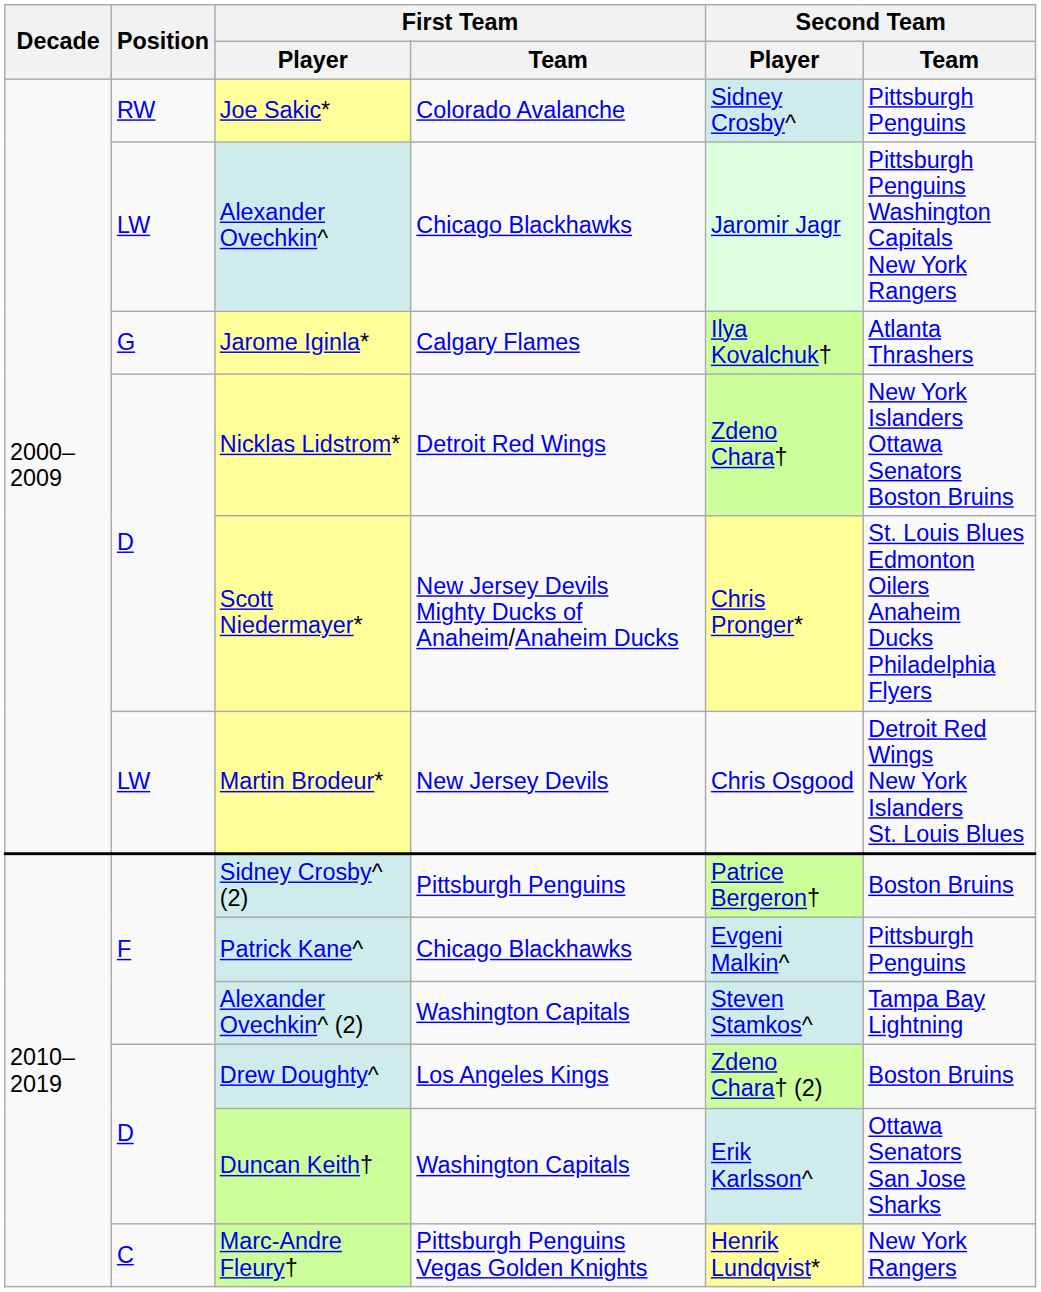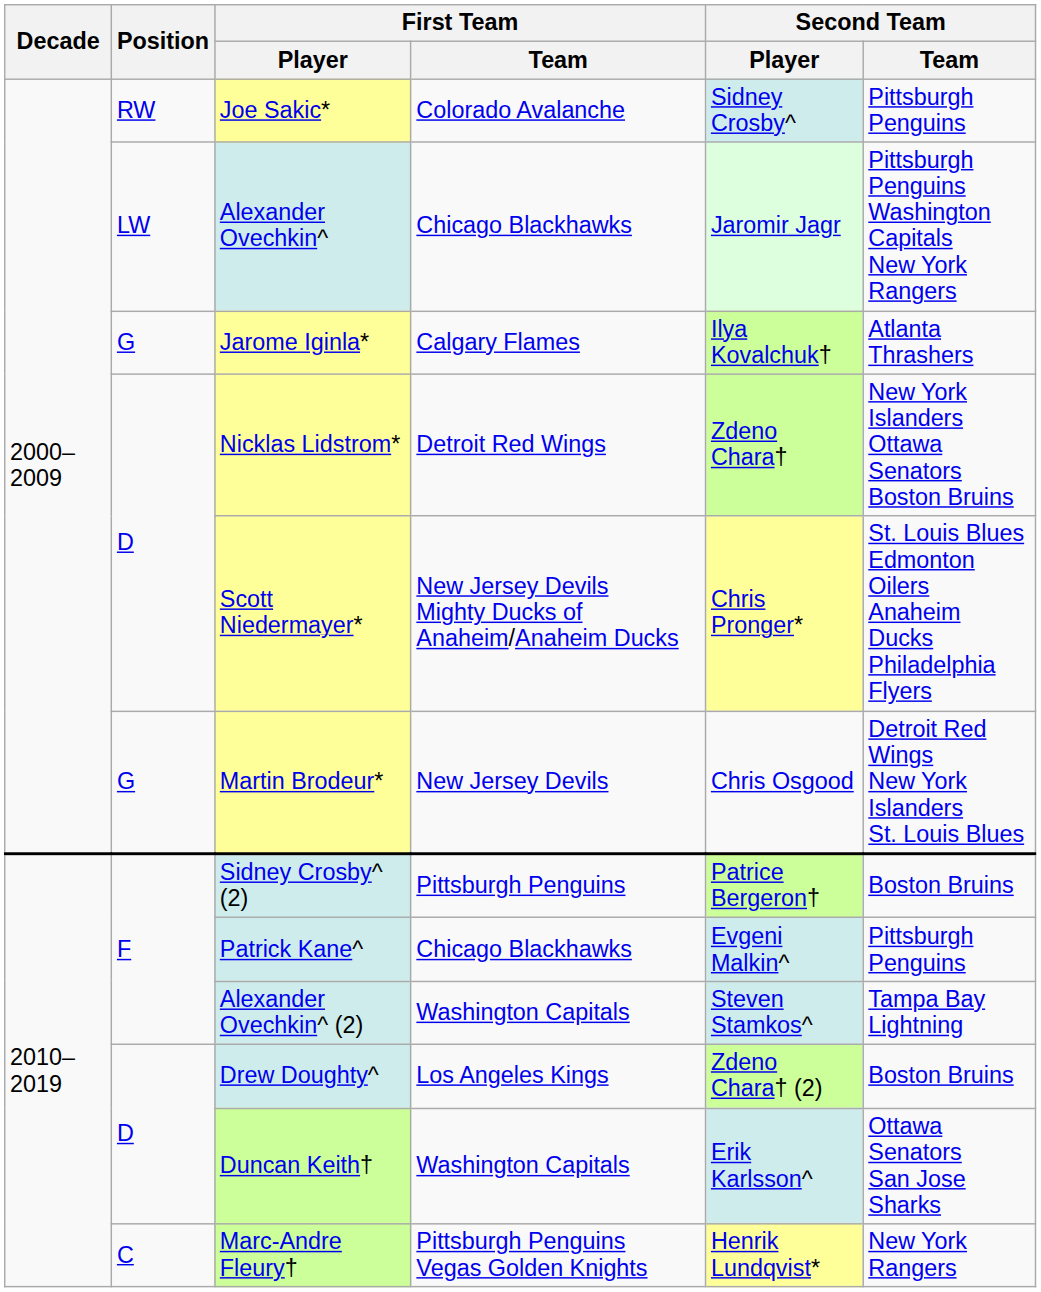(134, 781) LW -> (126, 781) G
